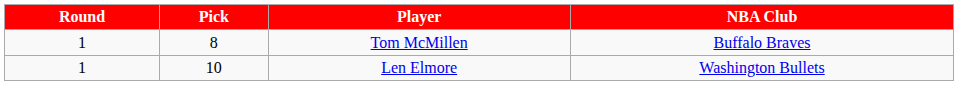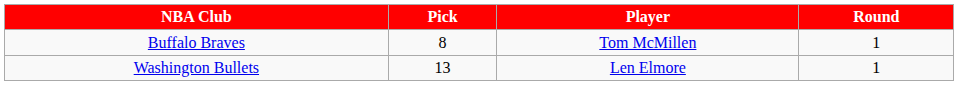columns swapped: (82, 17) <-> (762, 17)
(214, 67) 10 -> (443, 67) 13
